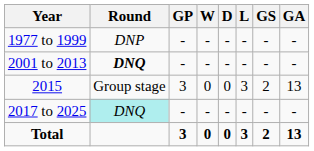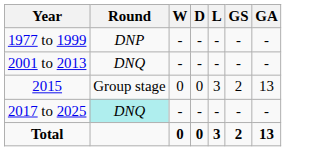- column: (183, 16)
(129, 63) bold -> (129, 63) normal
